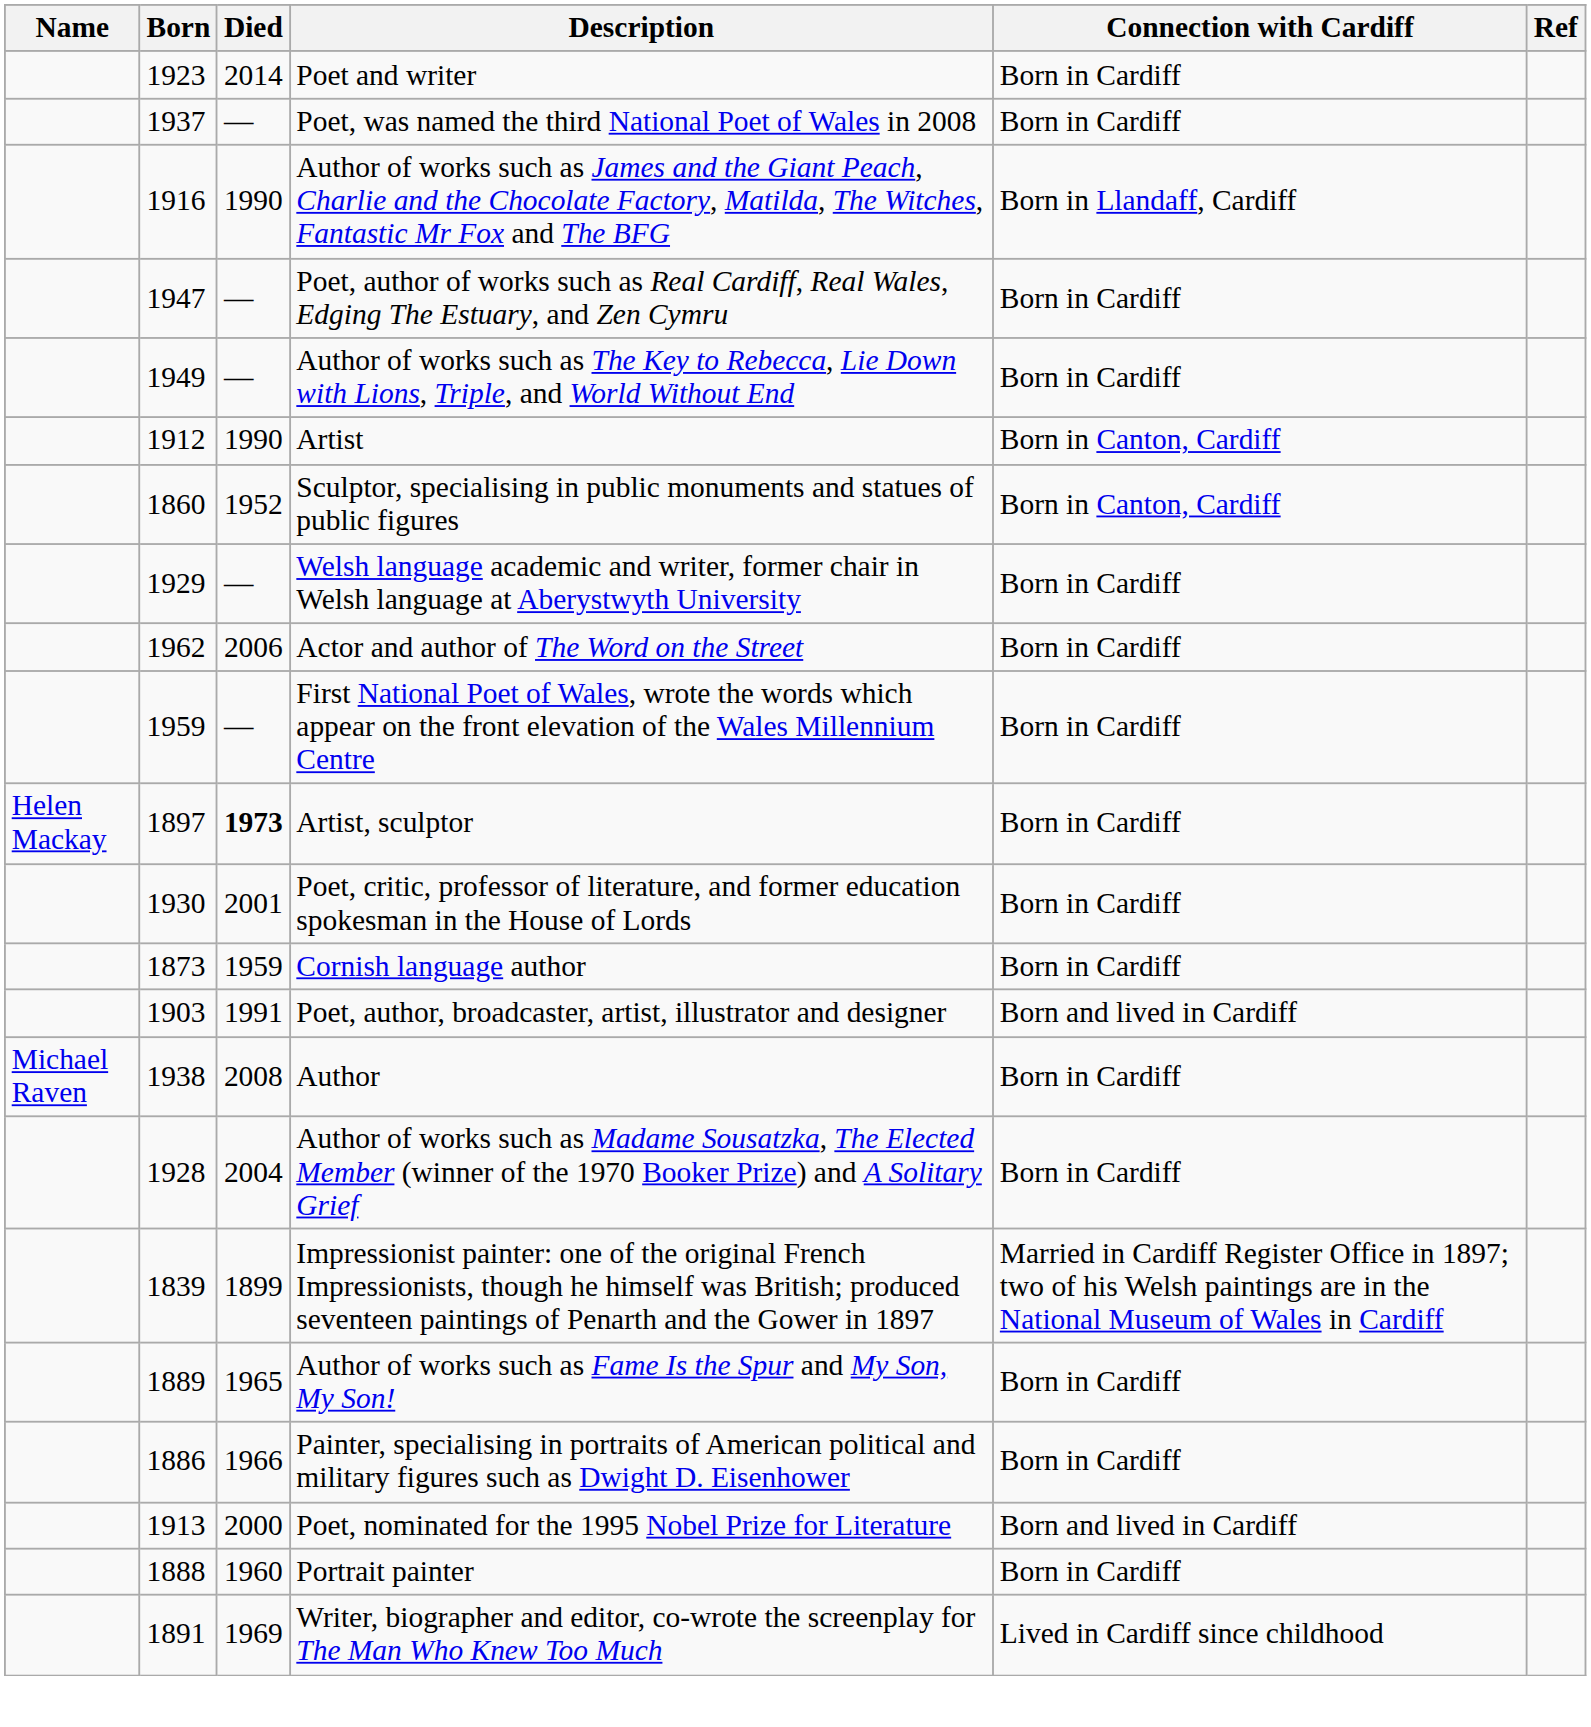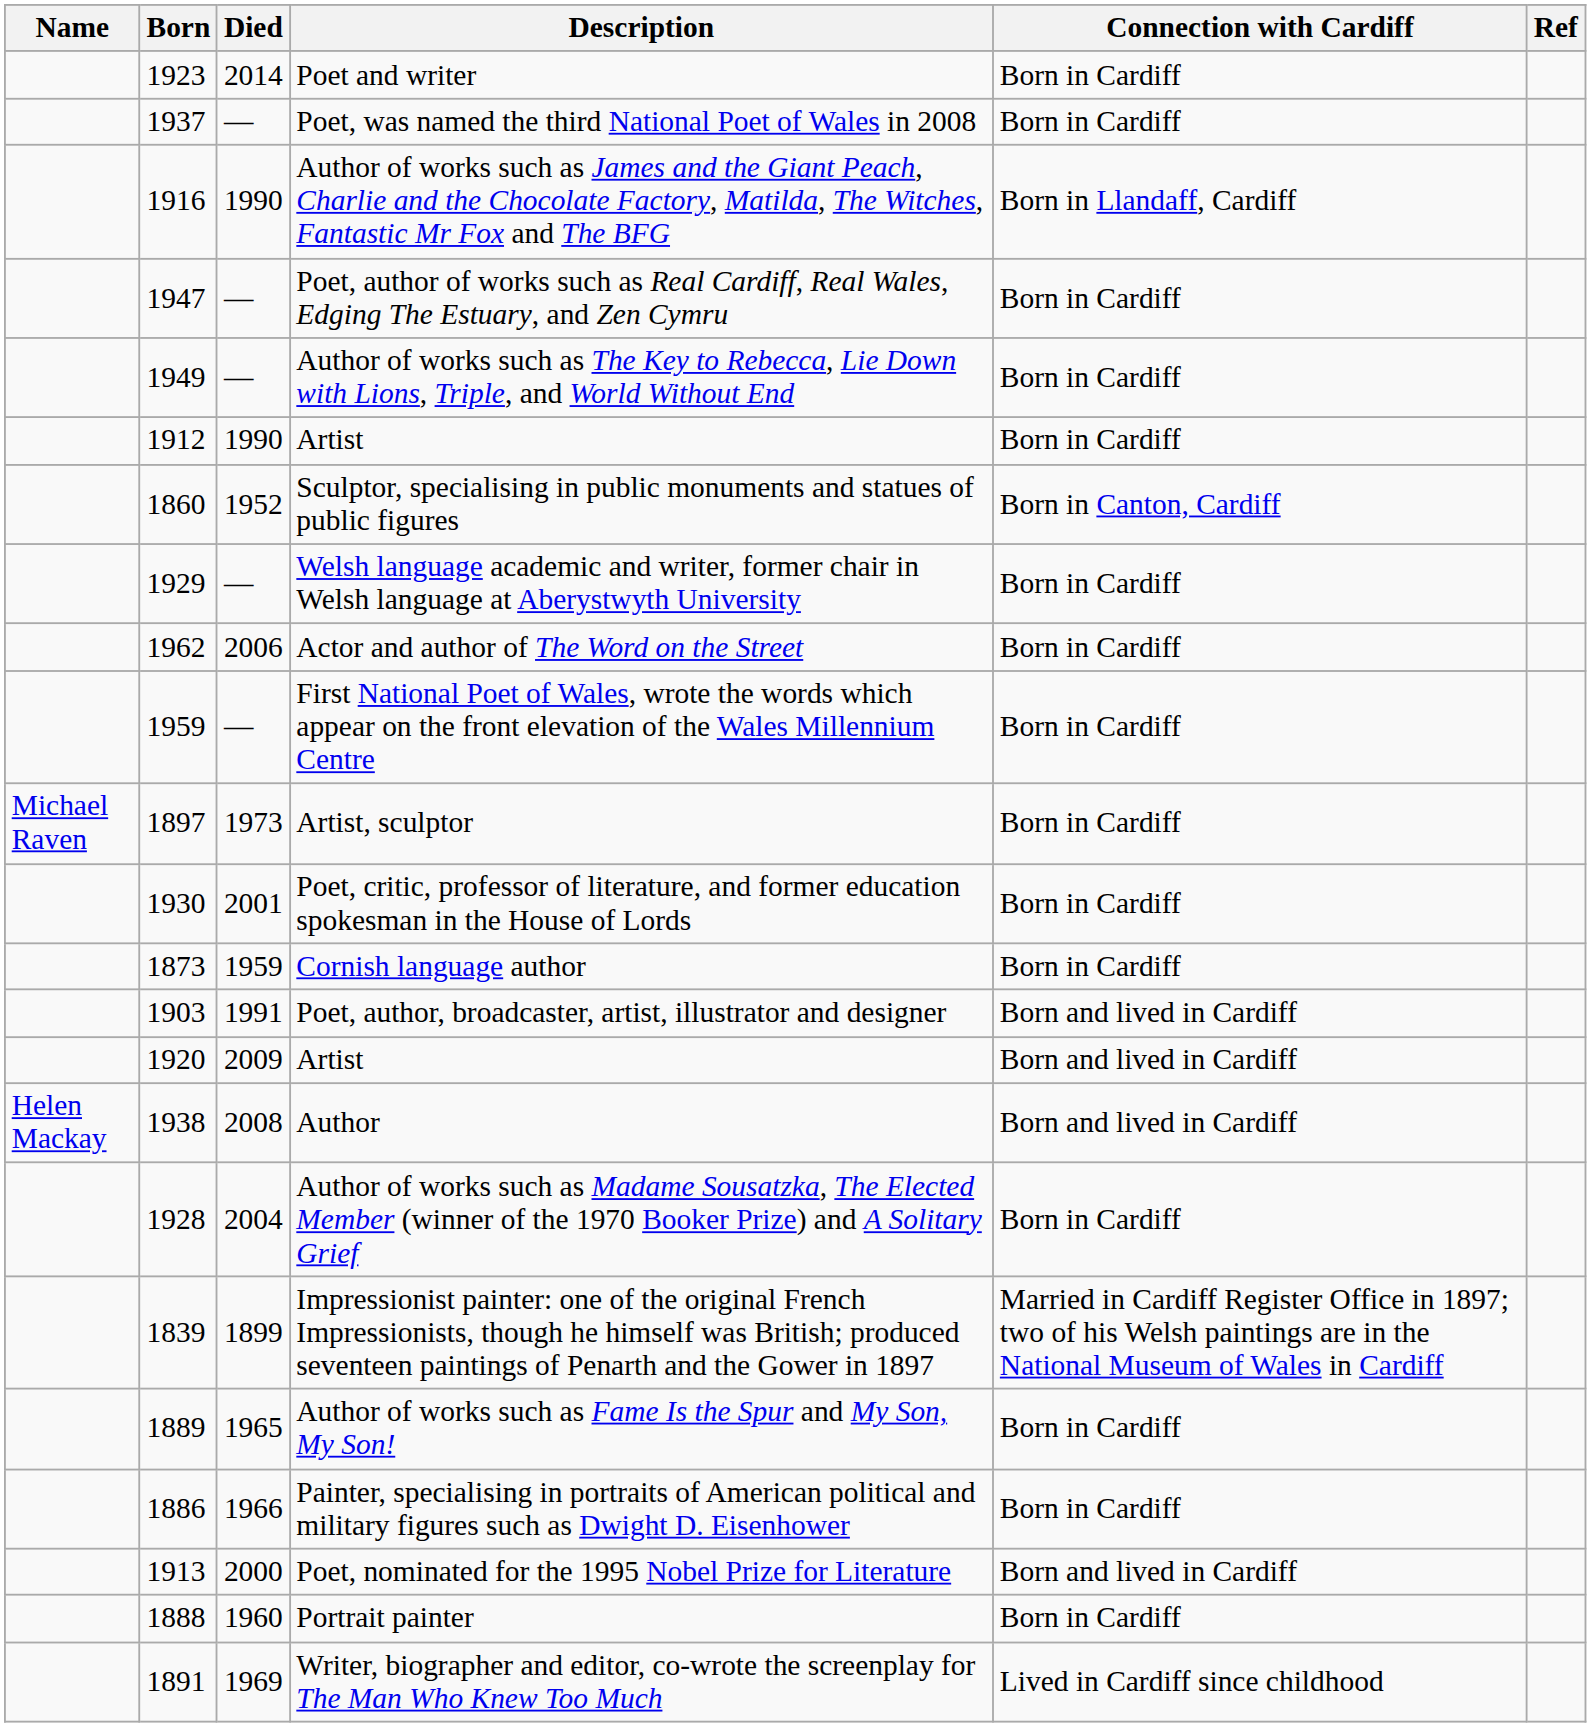(1140, 440) Born in Canton, Cardiff -> (1090, 440) Born in Cardiff
(59, 822) Helen Mackay -> (60, 822) Michael Raven
(253, 822) bold -> (253, 822) normal
+ row: (176, 1059)
(60, 1075) Michael Raven -> (59, 1122) Helen Mackay
(1090, 1075) Born in Cardiff -> (1148, 1122) Born and lived in Cardiff
